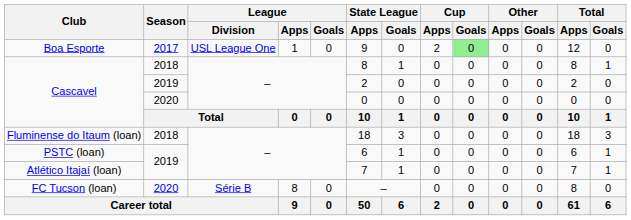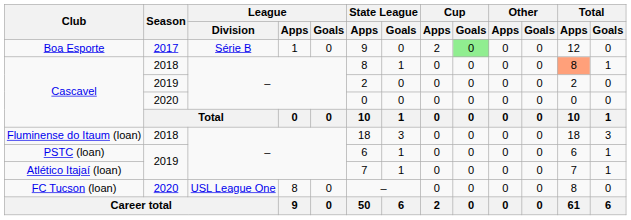(233, 48) USL League One -> (233, 48) Série B
(574, 65) no background -> (574, 65) lightsalmon background
(233, 188) Série B -> (233, 188) USL League One
